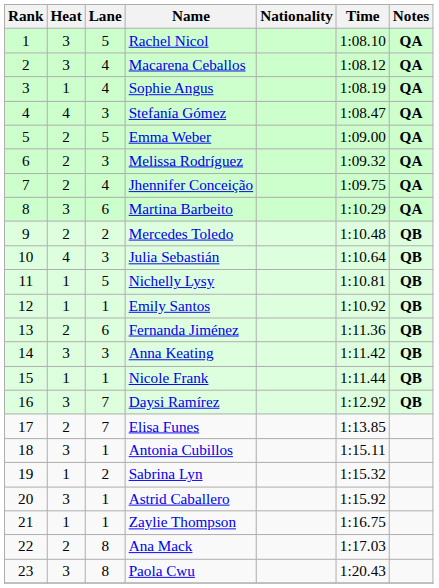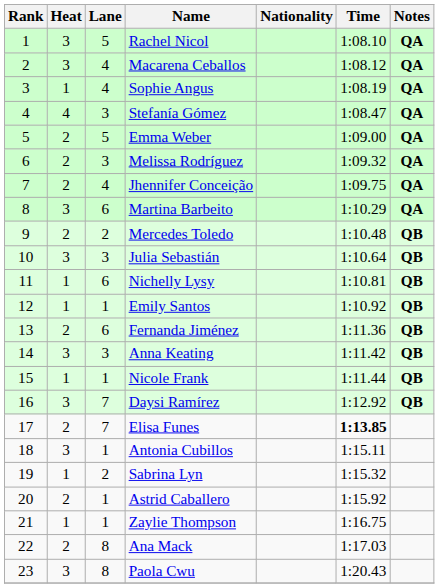(66, 257) 4 -> (66, 257) 3
(105, 281) 5 -> (105, 281) 6
(363, 426) normal -> (363, 426) bold
(66, 498) 3 -> (66, 498) 2
